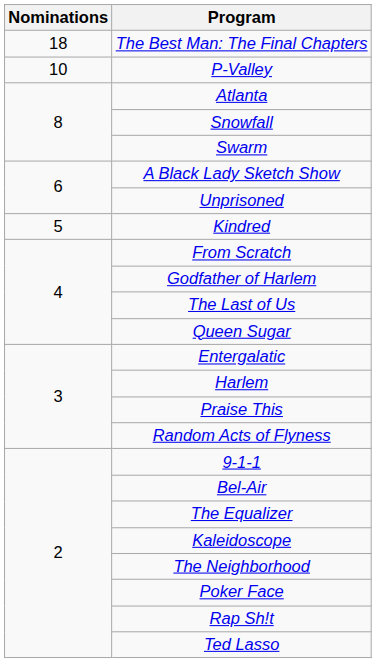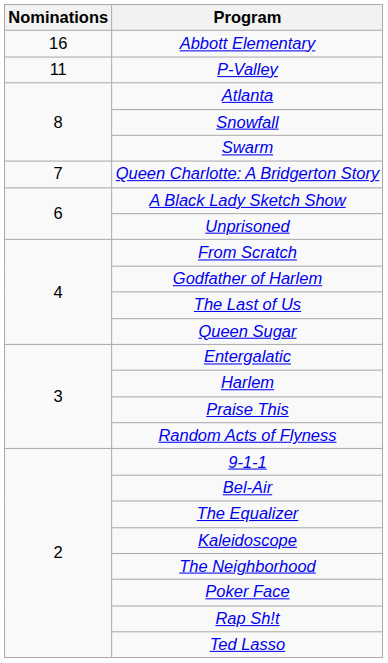- row: (242, 43)
+ row: (247, 43)
(58, 69) 10 -> (58, 69) 11
+ row: (247, 174)
- row: (242, 226)
